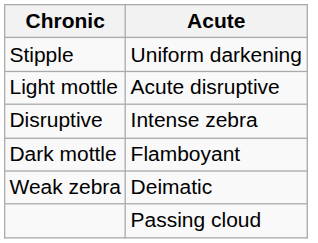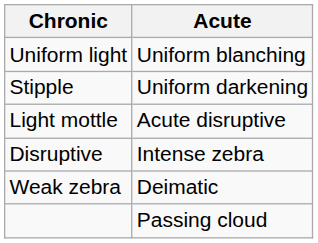+ row: (68, 54)
- row: (63, 154)
